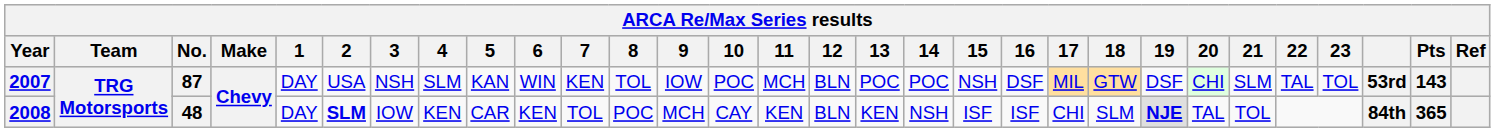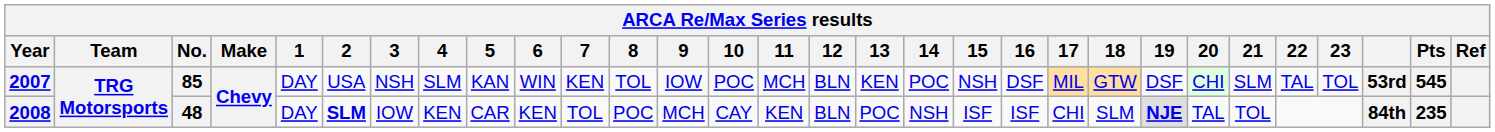(192, 81) 87 -> (192, 81) 85
(880, 81) POC -> (880, 81) KEN
(1431, 81) 143 -> (1431, 81) 545
(880, 112) KEN -> (880, 112) POC
(1431, 112) 365 -> (1431, 112) 235
